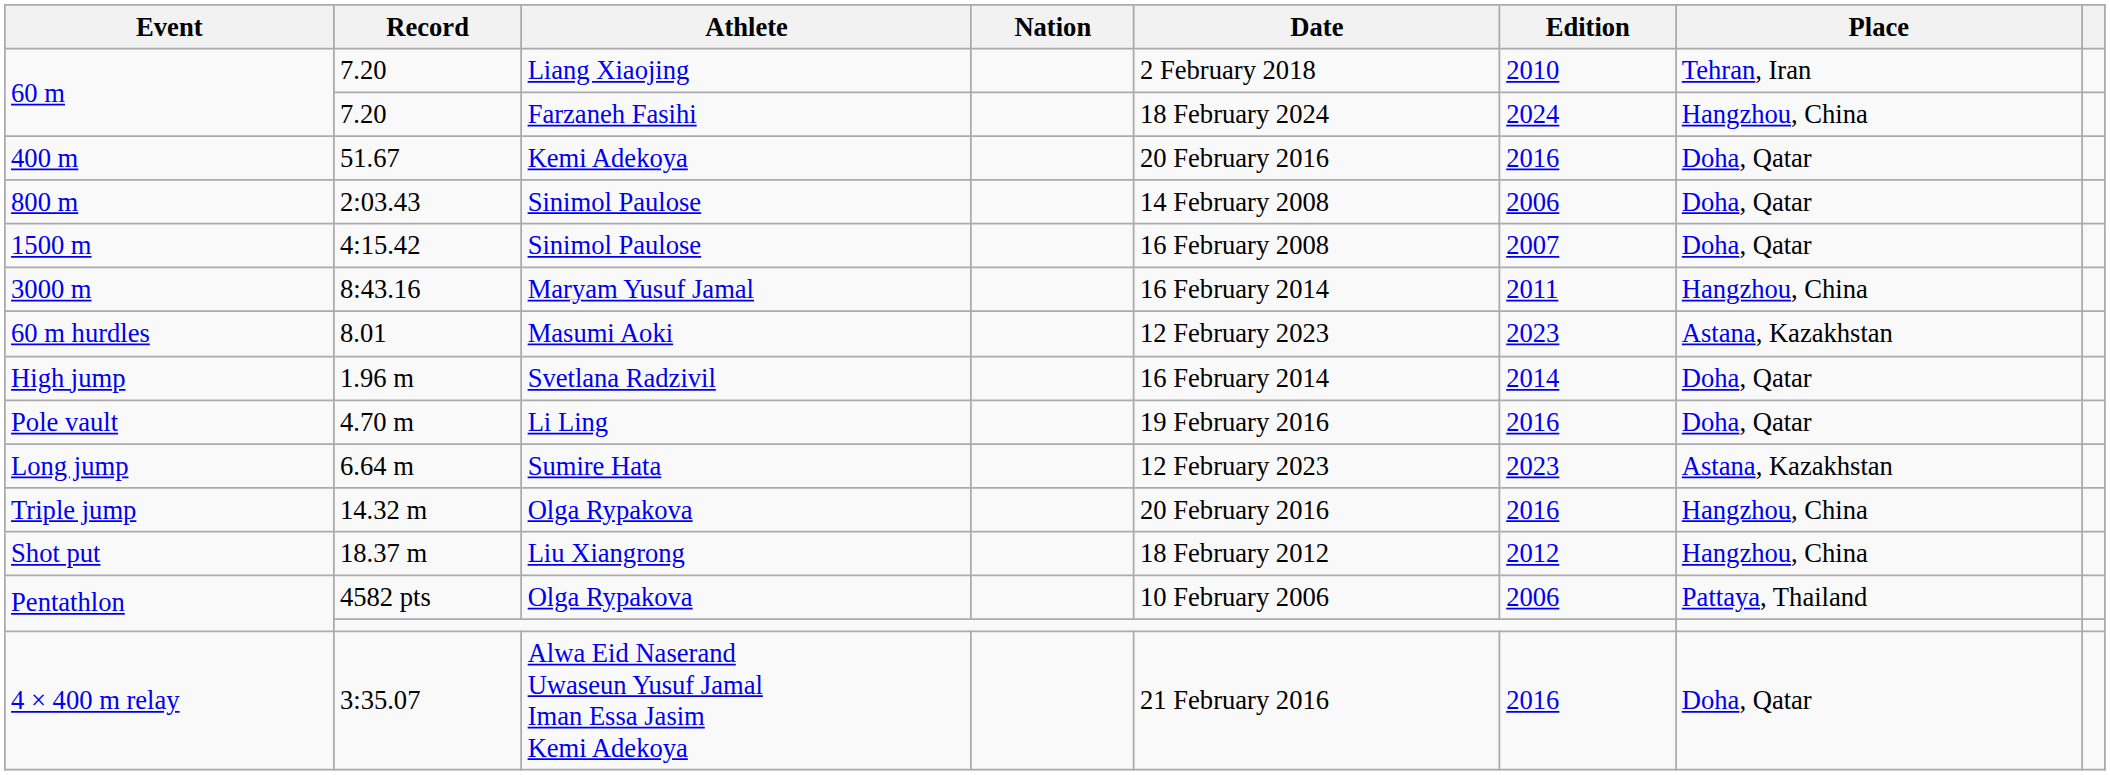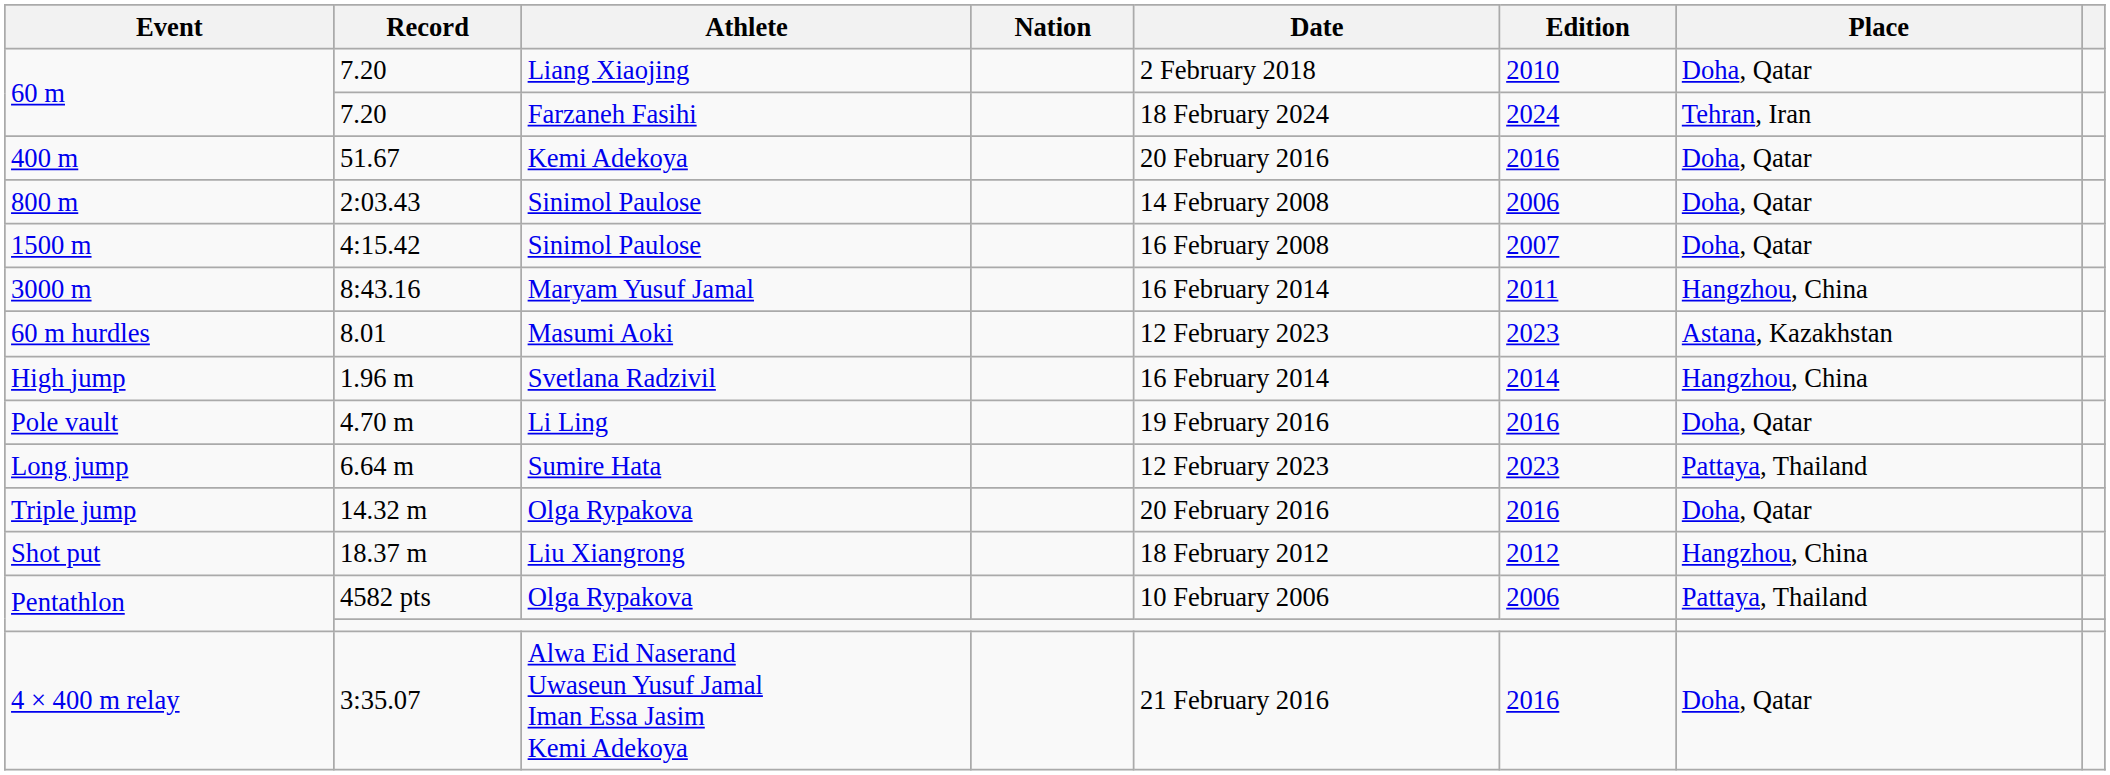(1747, 70) Tehran, Iran -> (1747, 70) Doha, Qatar
(1775, 114) Hangzhou, China -> (1747, 114) Tehran, Iran
(1747, 377) Doha, Qatar -> (1775, 377) Hangzhou, China
(1787, 465) Astana, Kazakhstan -> (1775, 465) Pattaya, Thailand
(1775, 509) Hangzhou, China -> (1747, 509) Doha, Qatar
